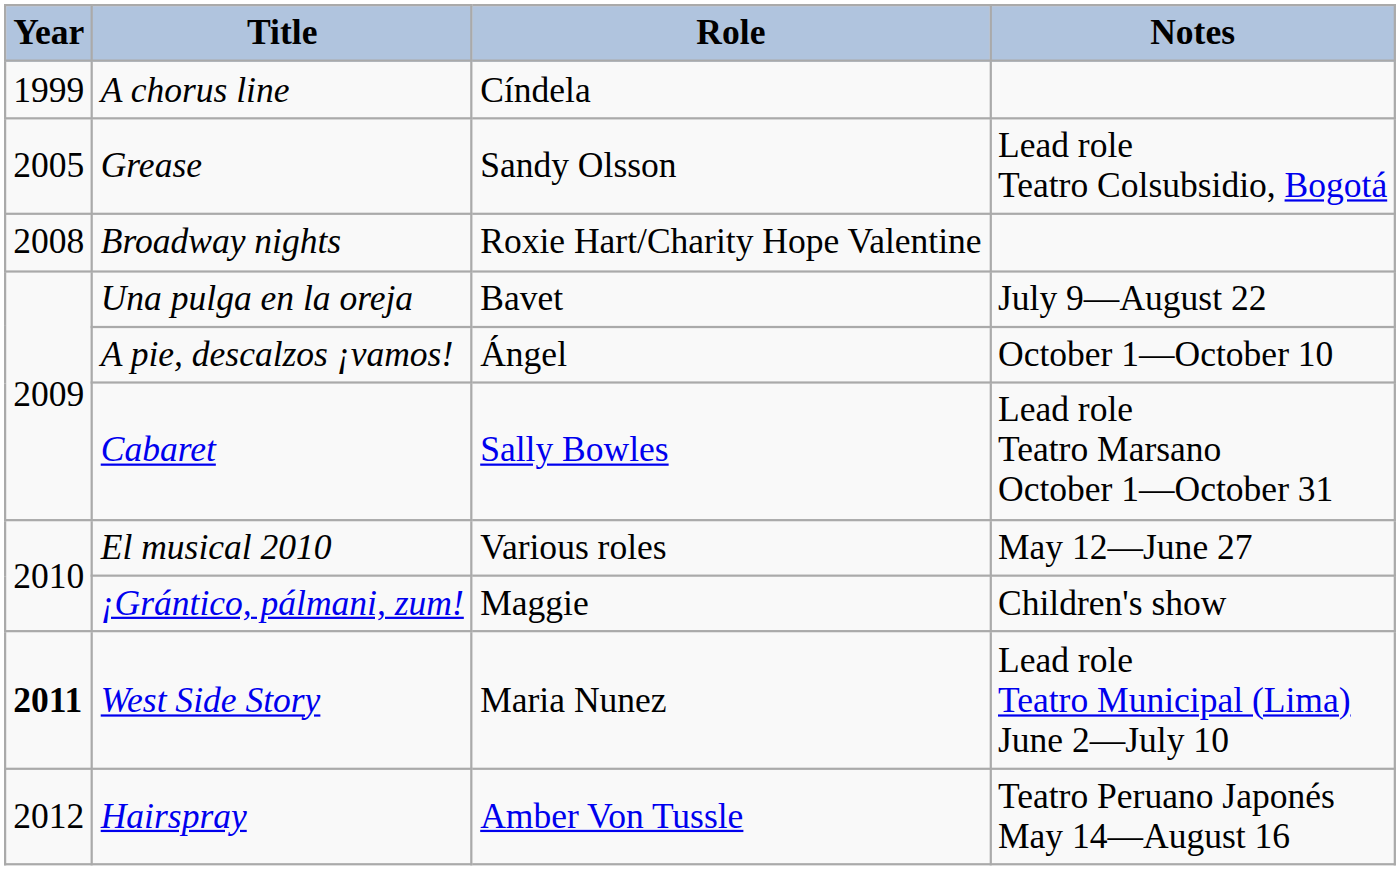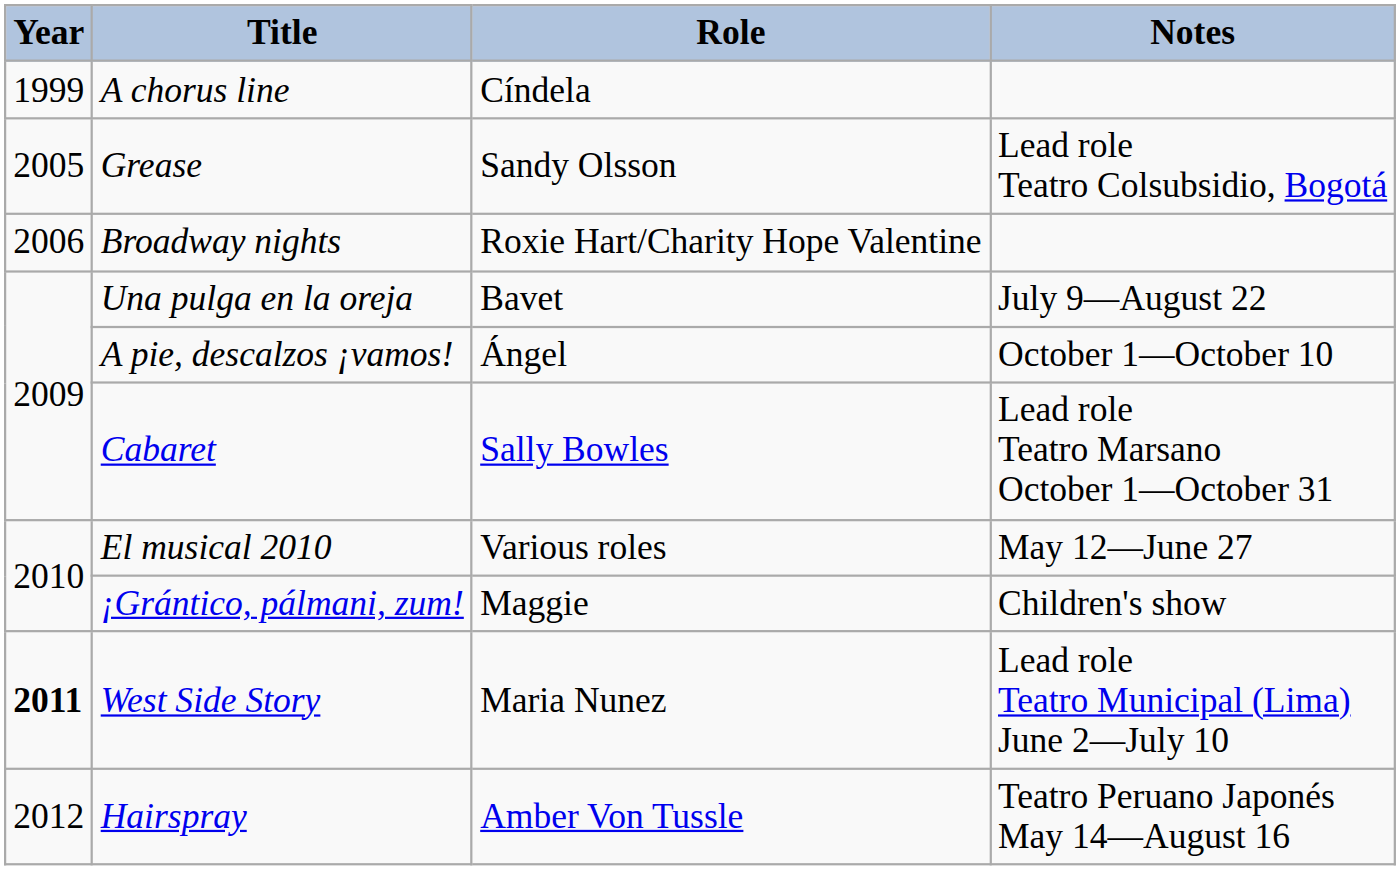(49, 241) 2008 -> (49, 241) 2006
